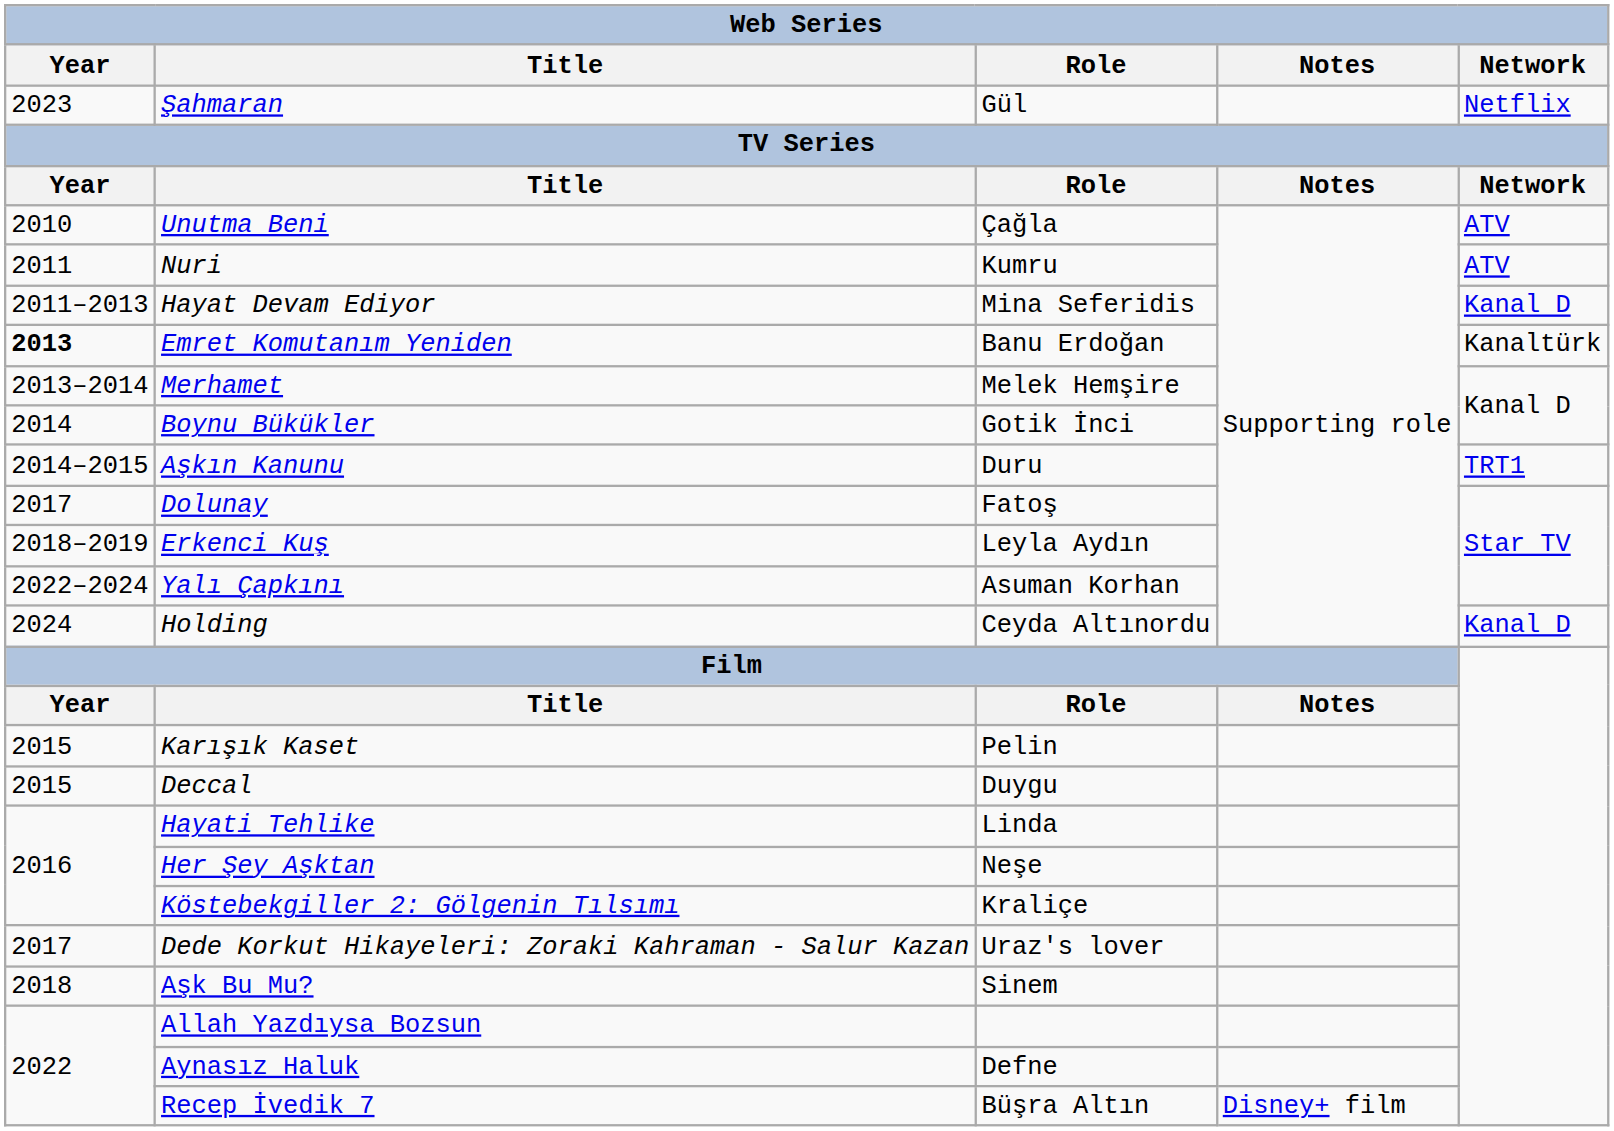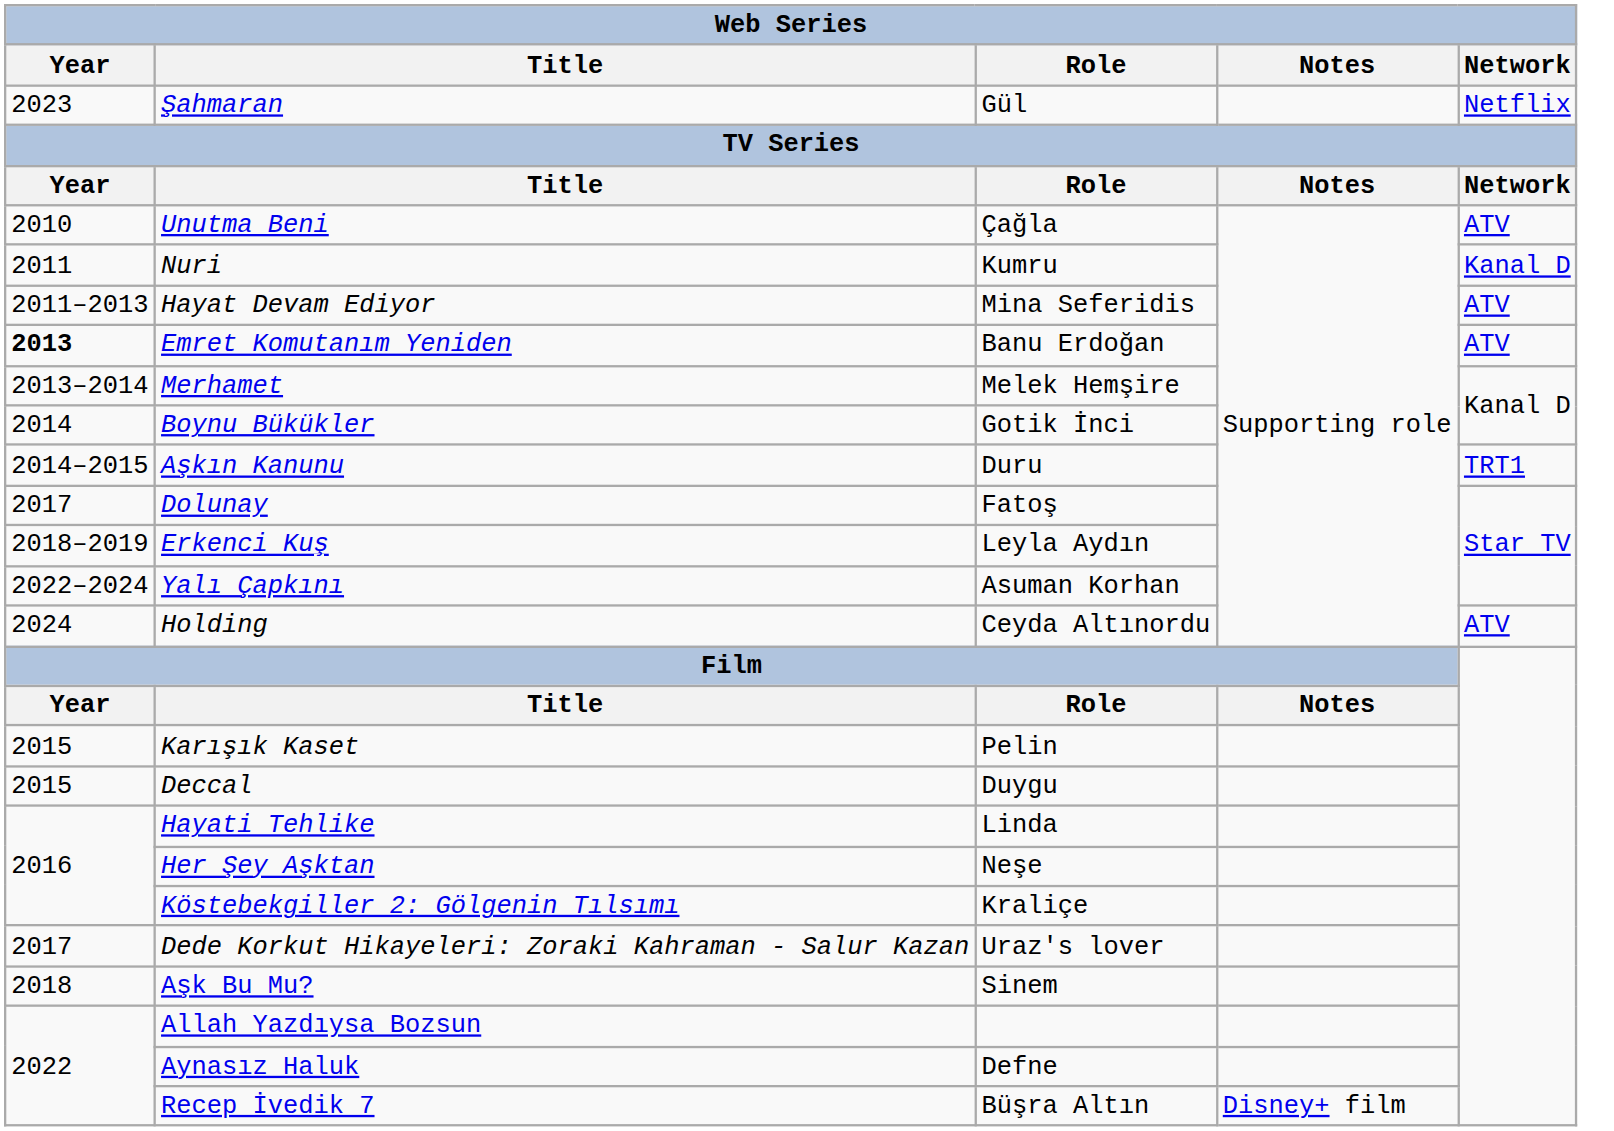(1487, 265) ATV -> (1517, 265) Kanal D
(1517, 305) Kanal D -> (1487, 305) ATV
(1533, 345) Kanaltürk -> (1487, 345) ATV
(1517, 626) Kanal D -> (1487, 626) ATV
